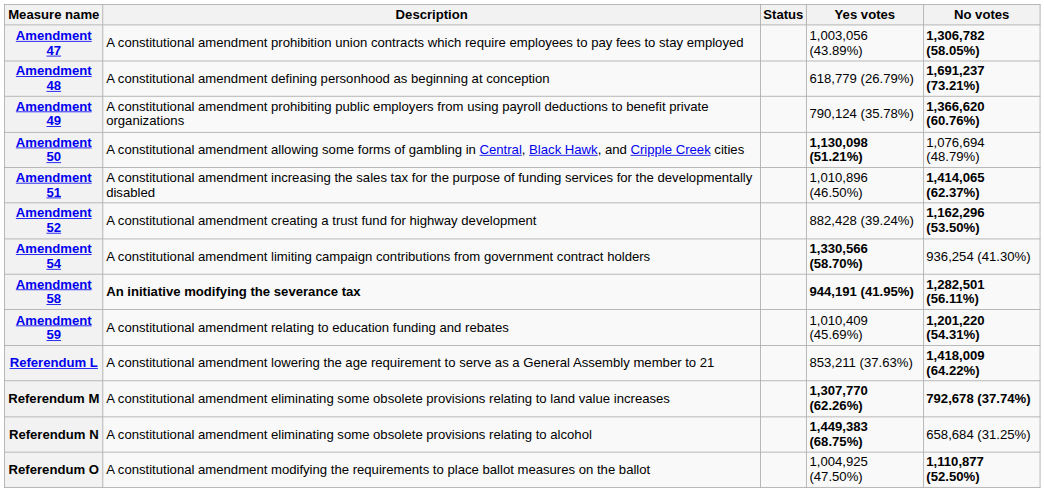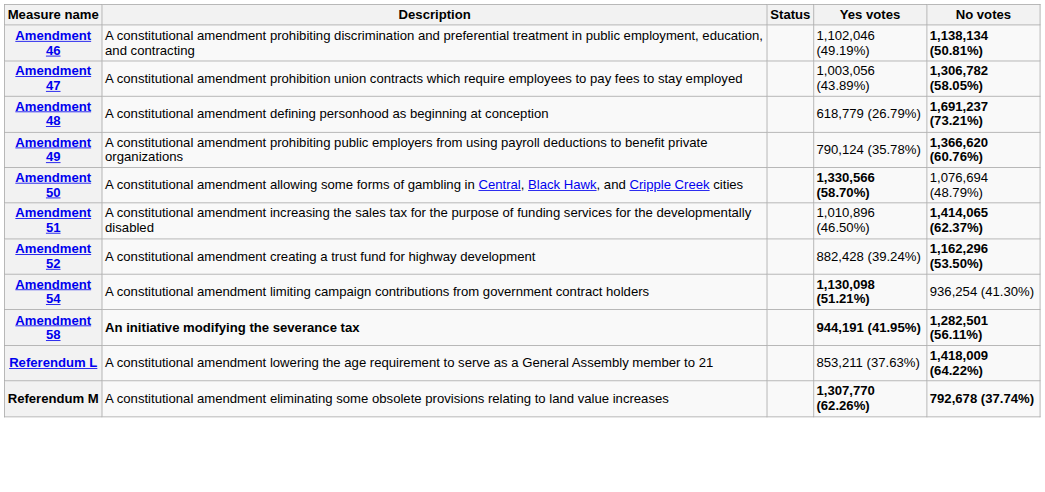+ row: (53, 43)
(839, 149) 1,130,098 (51.21%) -> (846, 185) 1,330,566 (58.70%)
(839, 256) 1,330,566 (58.70%) -> (846, 292) 1,130,098 (51.21%)
- row: (54, 327)
- row: (54, 434)
- row: (54, 469)
